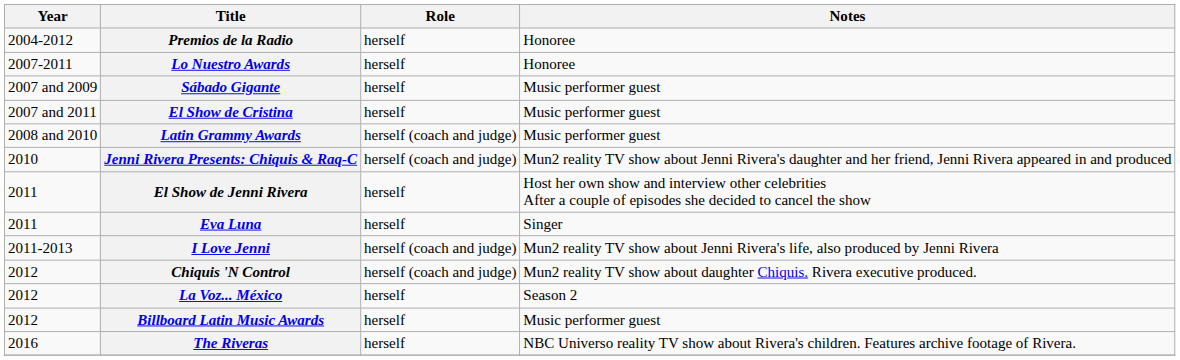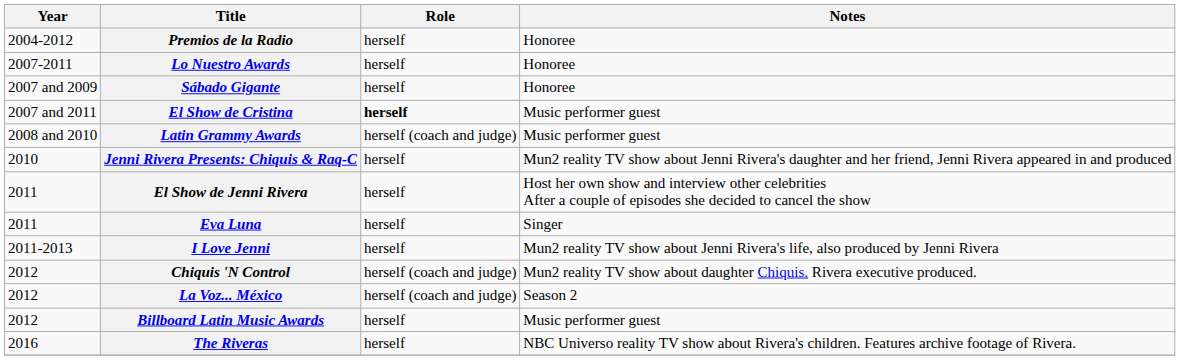(592, 87) Music performer guest -> (549, 87) Honoree
(384, 111) normal -> (386, 111) bold
(440, 159) herself (coach and judge) -> (384, 159) herself
(440, 248) herself (coach and judge) -> (384, 248) herself
(384, 295) herself -> (440, 295) herself (coach and judge)
